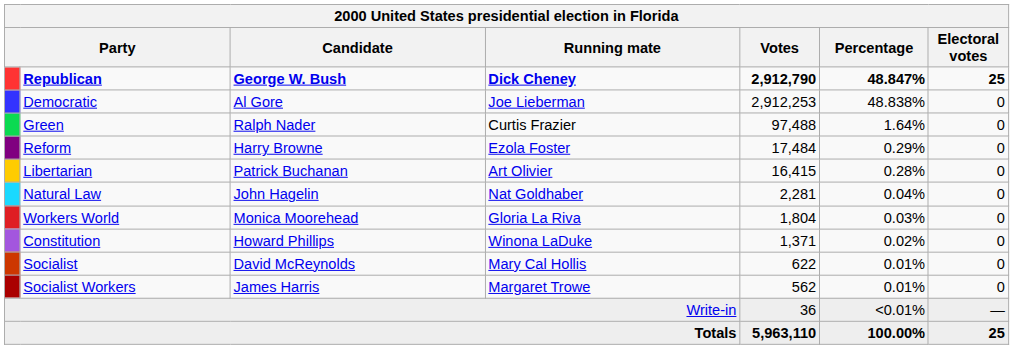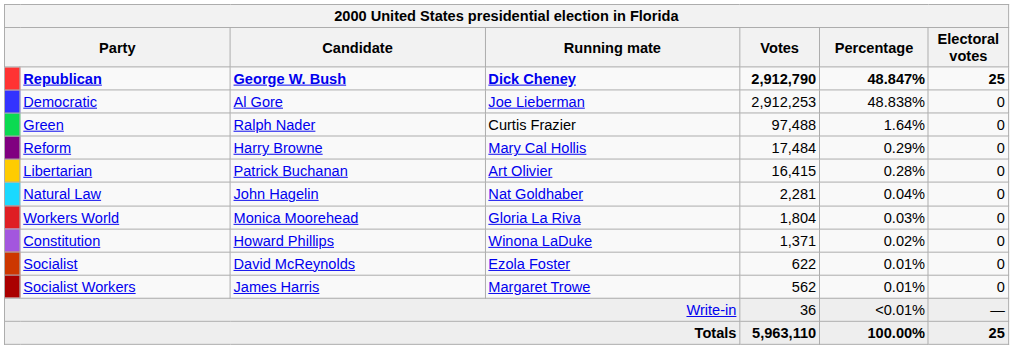(529, 148) Ezola Foster -> (537, 148) Mary Cal Hollis
(537, 264) Mary Cal Hollis -> (529, 264) Ezola Foster
